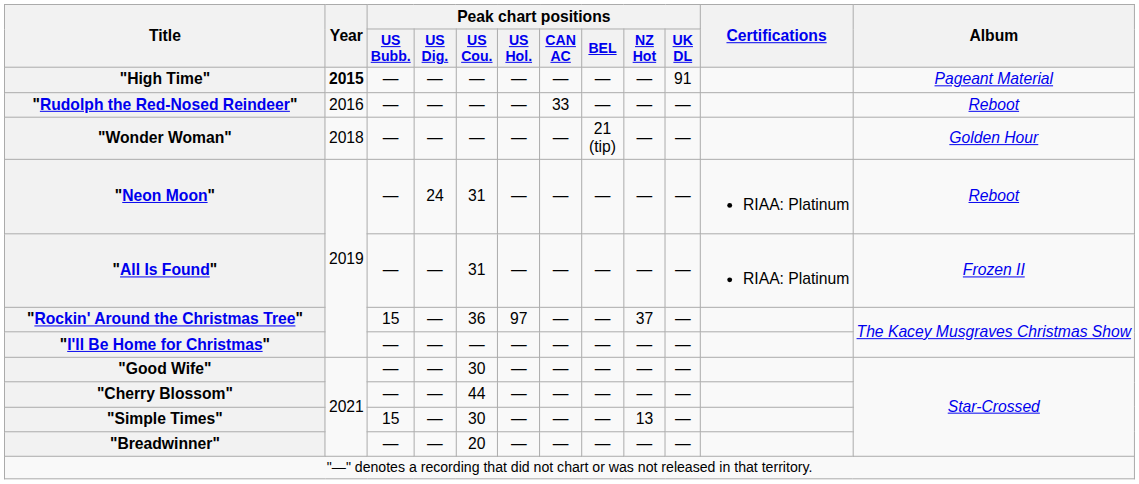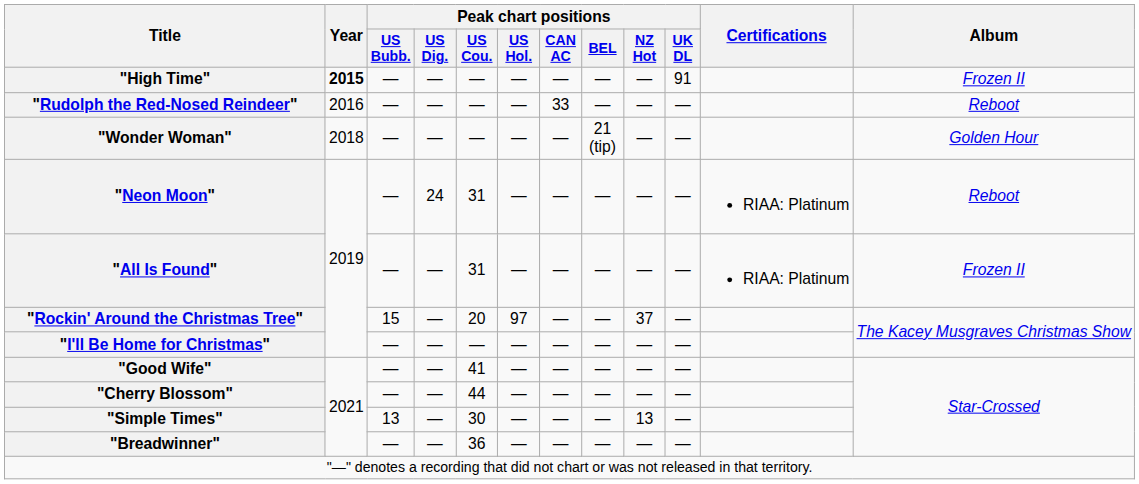(994, 79) Pageant Material -> (994, 79) Frozen II
(477, 319) 36 -> (477, 319) 20
(477, 369) 30 -> (477, 369) 41
(391, 419) 15 -> (391, 419) 13
(477, 444) 20 -> (477, 444) 36
